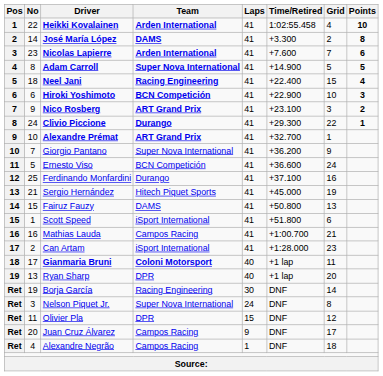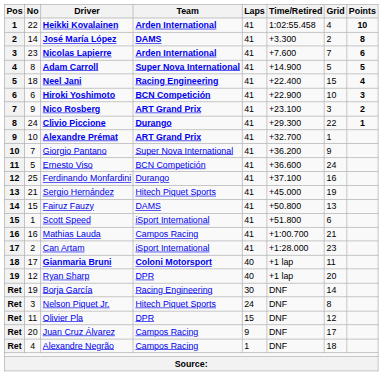(33, 276) 13 -> (33, 276) 12
(184, 304) Super Nova International -> (176, 304) Hitech Piquet Sports
